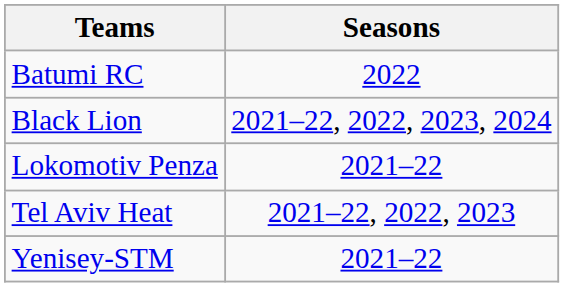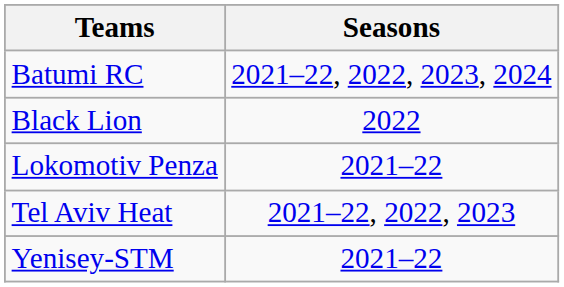(391, 73) 2022 -> (391, 73) 2021–22, 2022, 2023, 2024
(391, 119) 2021–22, 2022, 2023, 2024 -> (391, 119) 2022
